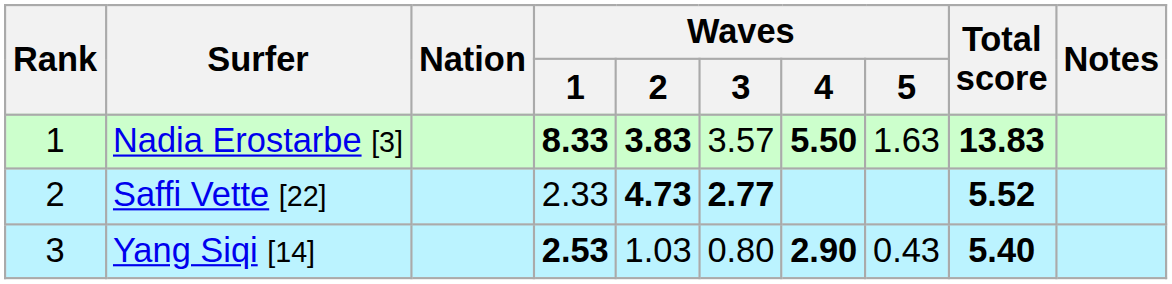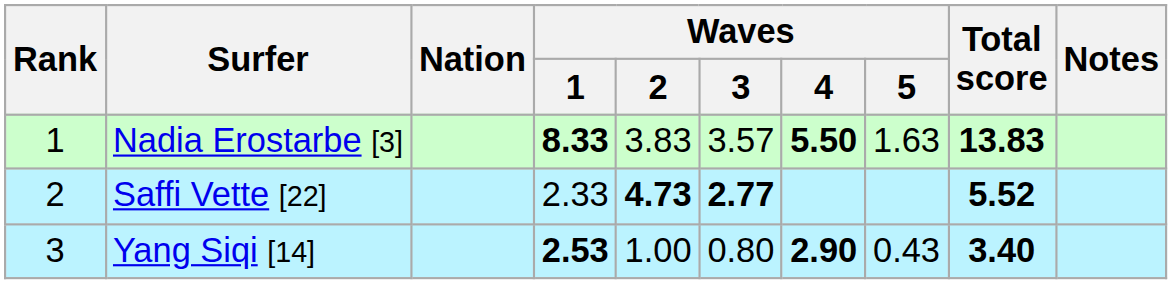(658, 140) bold -> (658, 140) normal
(658, 250) 1.03 -> (658, 250) 1.00
(1002, 250) 5.40 -> (1002, 250) 3.40
